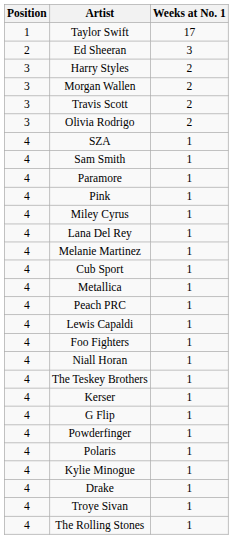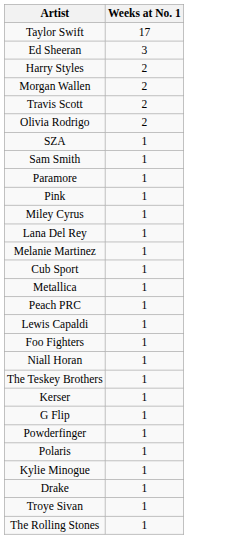- column: (27, 13)
